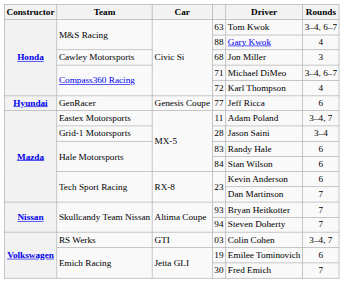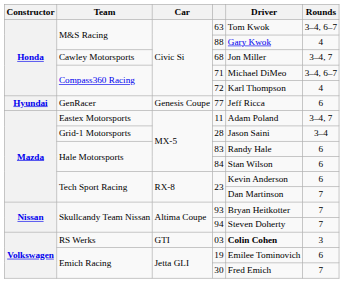(321, 58) 3 -> (321, 58) 3–4, 7
(251, 240) normal -> (253, 240) bold
(321, 240) 3–4, 7 -> (321, 240) 3
